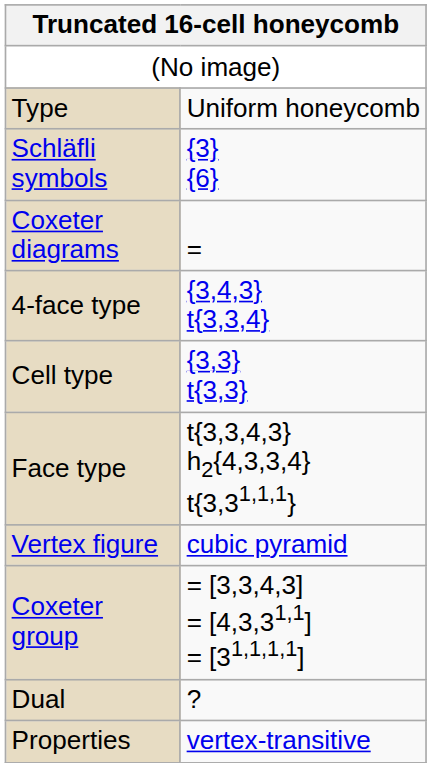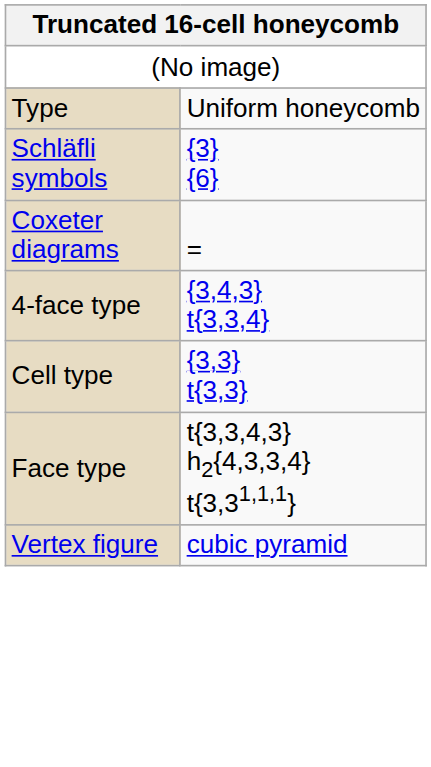- row: (57, 622)
- row: (38, 699)
- row: (71, 741)
